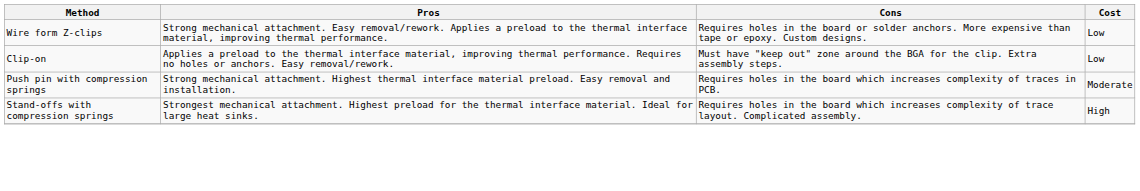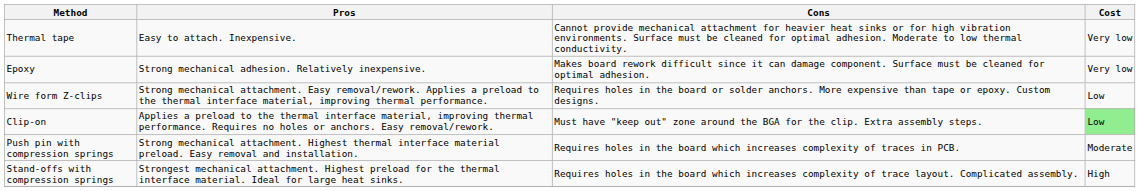+ row: (40, 38)
+ row: (21, 69)
(1096, 59) no background -> (1096, 122) lightgreen background
